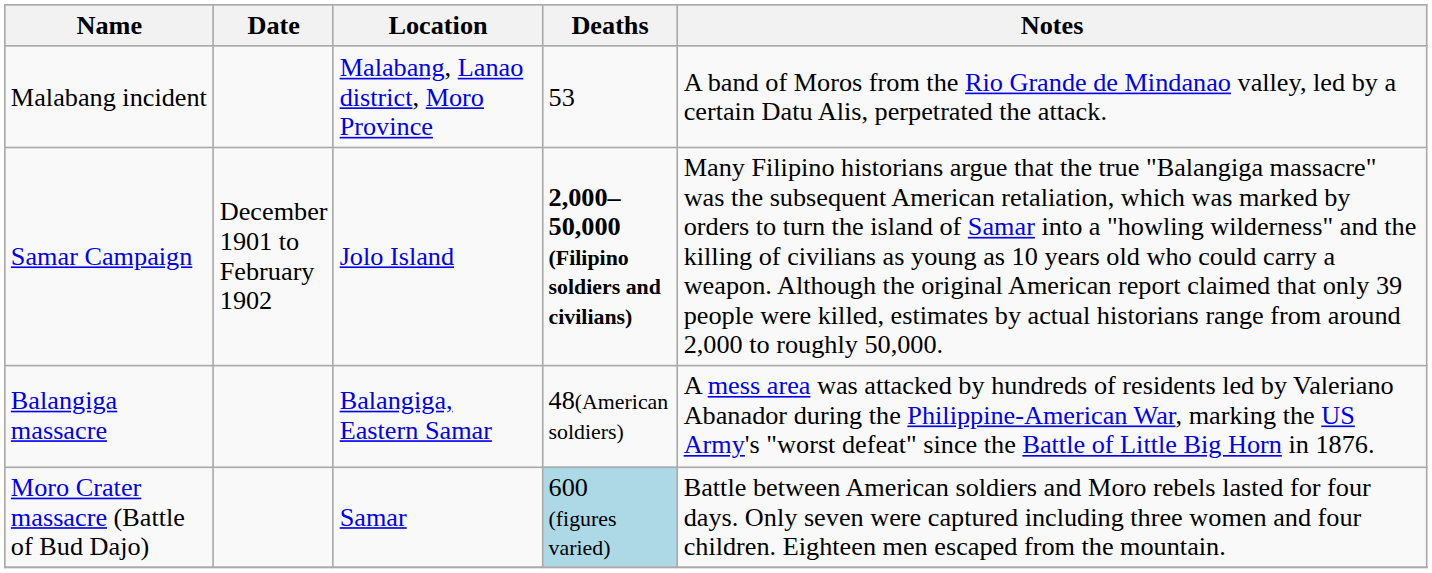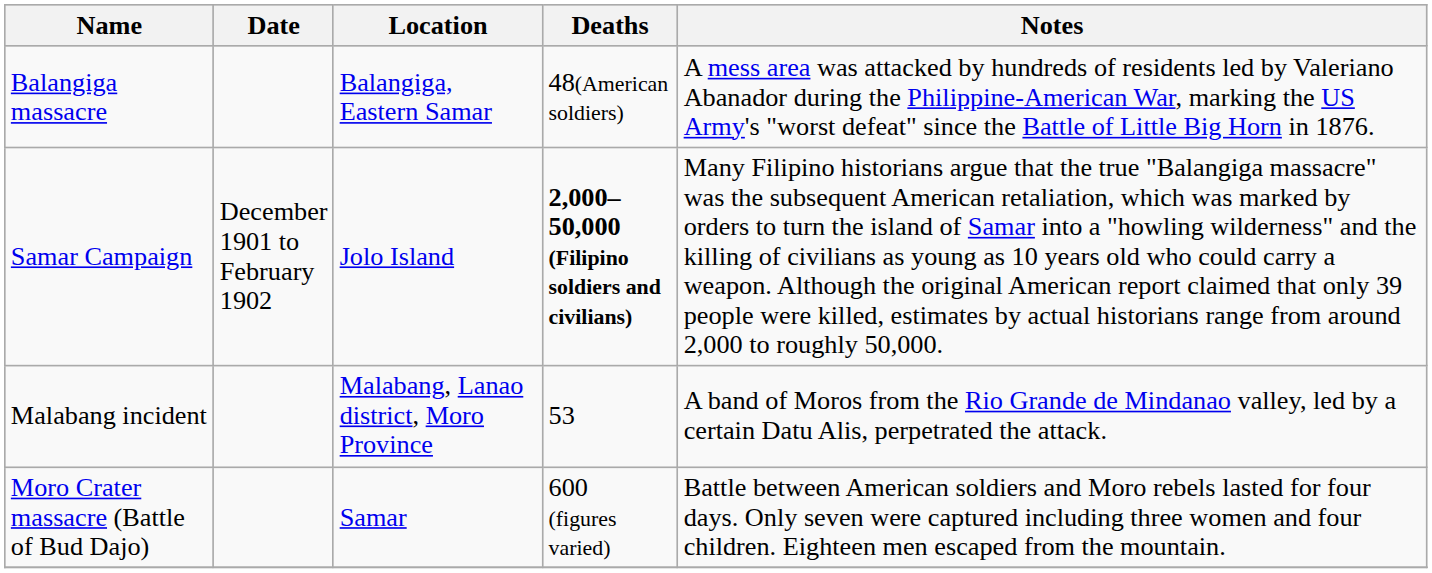rows swapped: (64, 415) <-> (109, 96)
(583, 516) lightblue background -> (583, 516) no background
